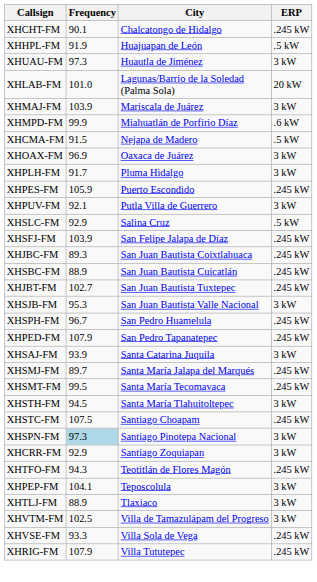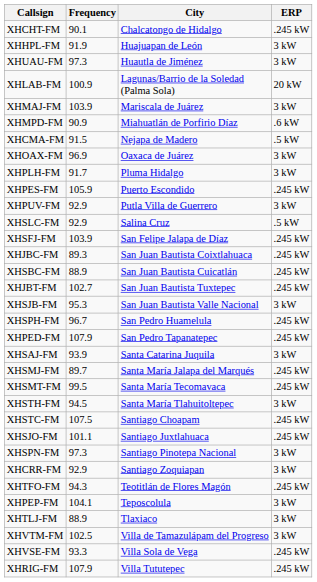(286, 45) .5 kW -> (285, 45) 3 kW
(80, 84) 101.0 -> (80, 84) 100.9
(78, 123) 99.9 -> (78, 123) 90.9
(78, 205) 92.1 -> (78, 205) 92.9
+ row: (32, 436)
(78, 436) lightblue background -> (78, 453) no background
